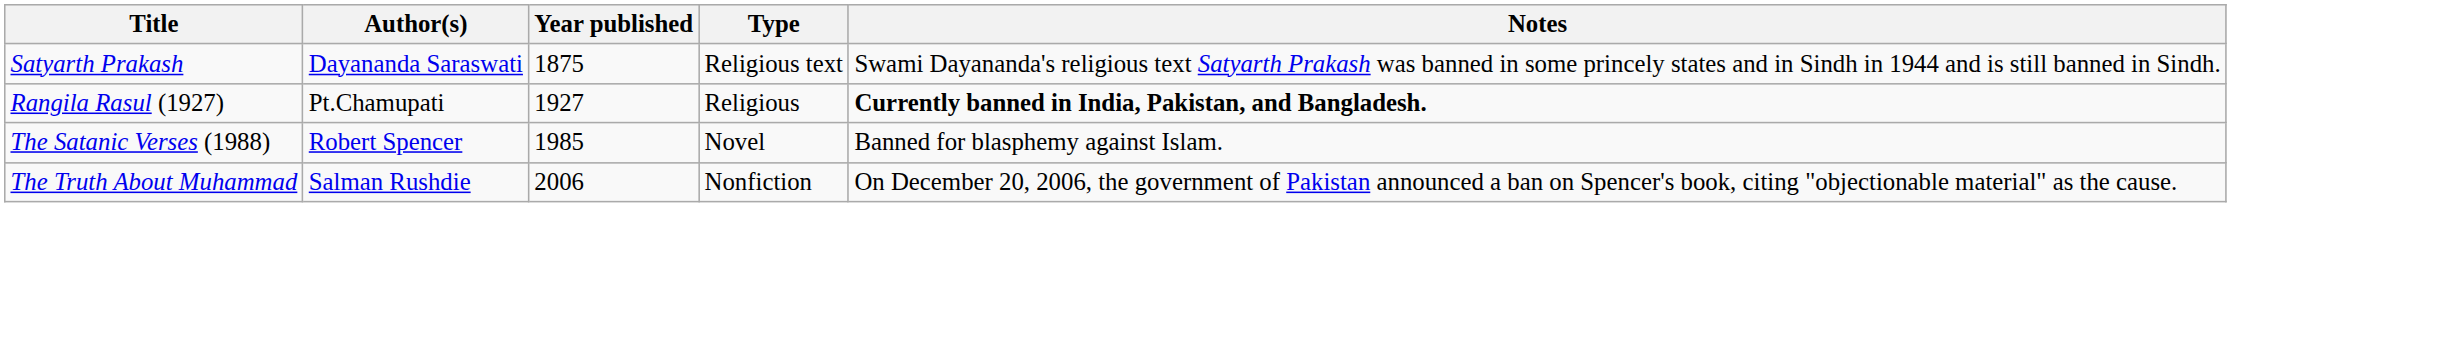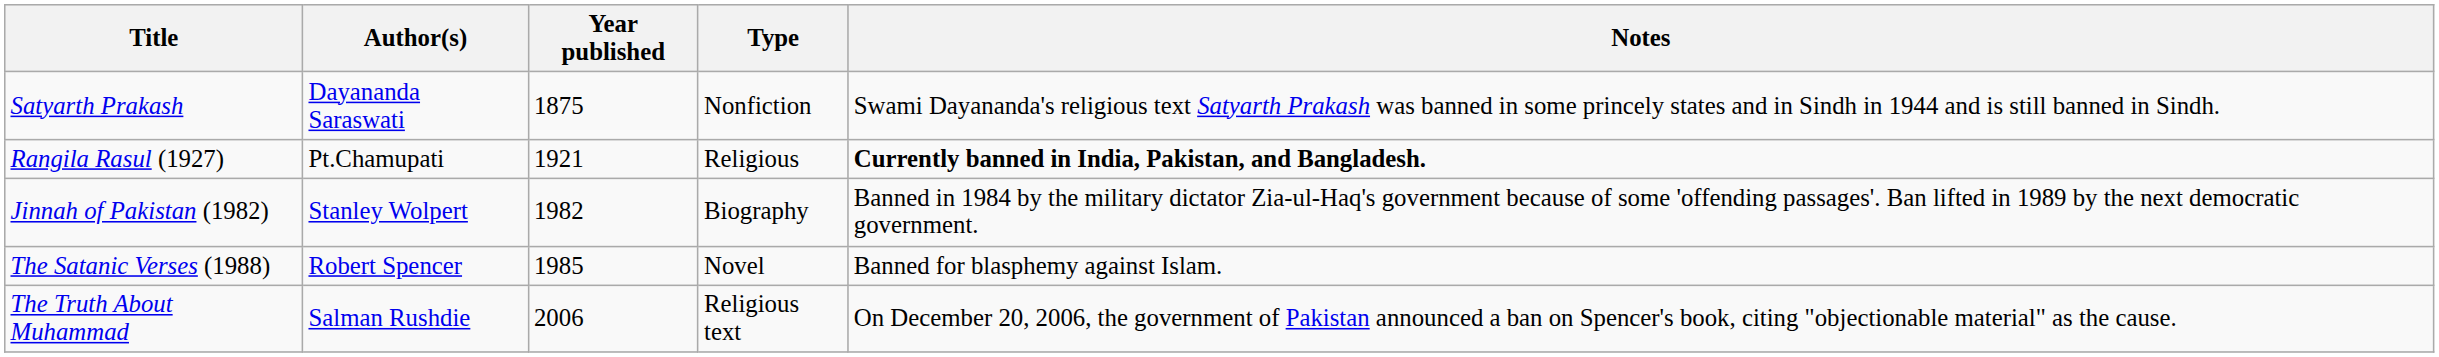(774, 63) Religious text -> (758, 105) Nonfiction
(559, 102) 1927 -> (559, 158) 1921
+ row: (140, 211)
(758, 181) Nonfiction -> (752, 318) Religious text
